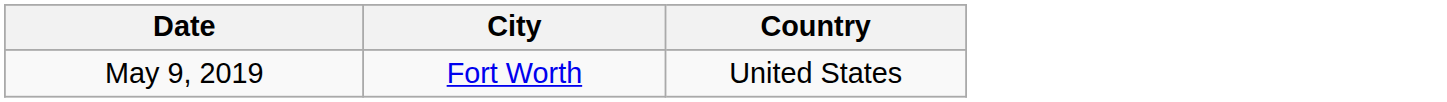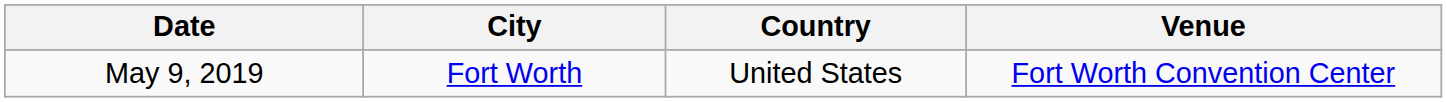+ column: (1203, 27)
